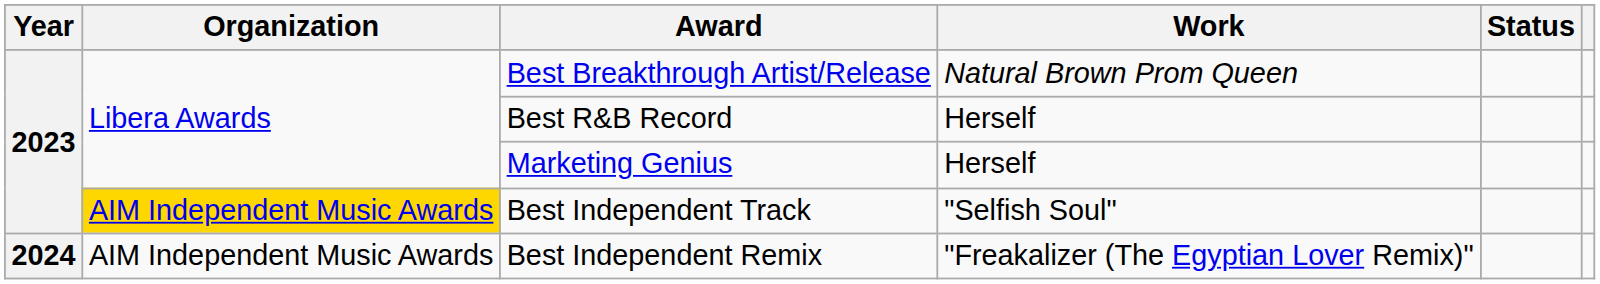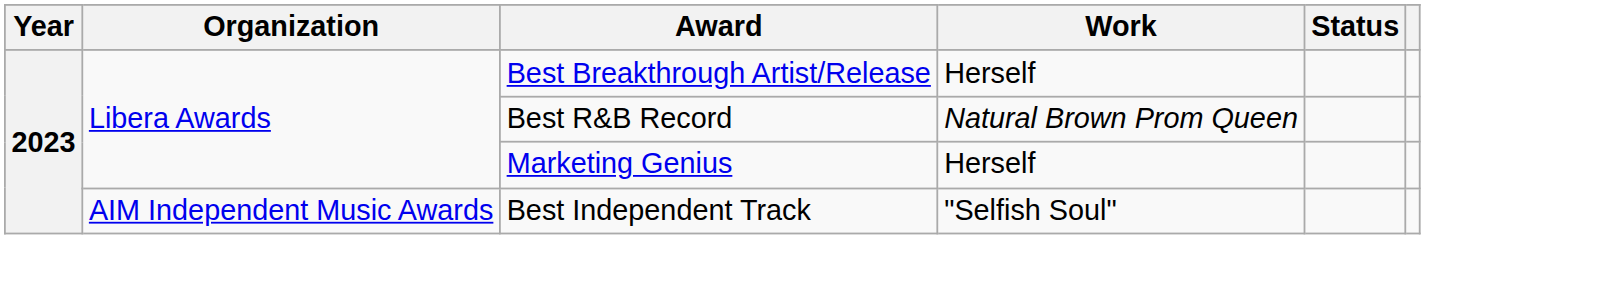(1121, 73) Natural Brown Prom Queen -> (990, 73) Herself
(990, 118) Herself -> (1121, 118) Natural Brown Prom Queen
(291, 210) gold background -> (291, 210) no background
- row: (664, 255)
